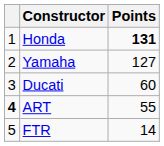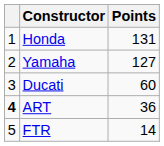(144, 39) bold -> (144, 39) normal
(148, 108) 55 -> (148, 108) 36
